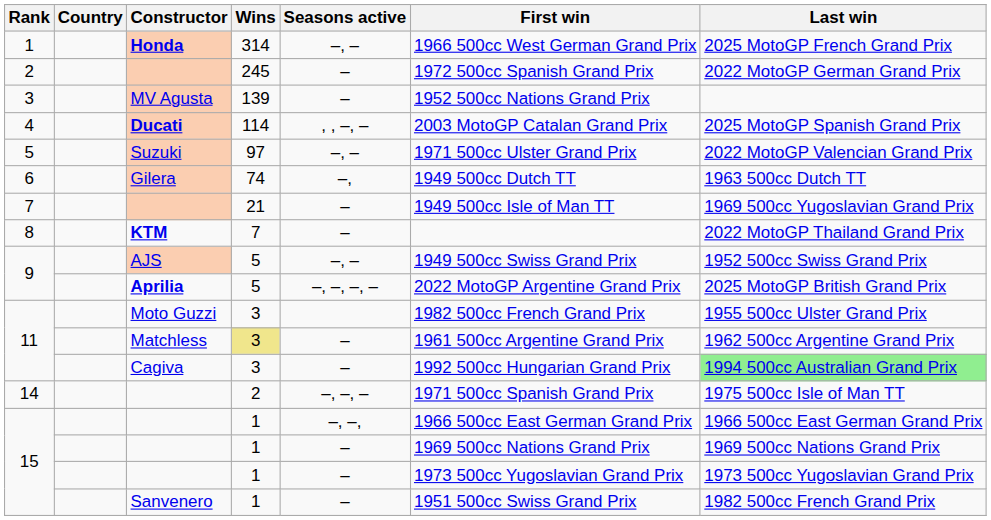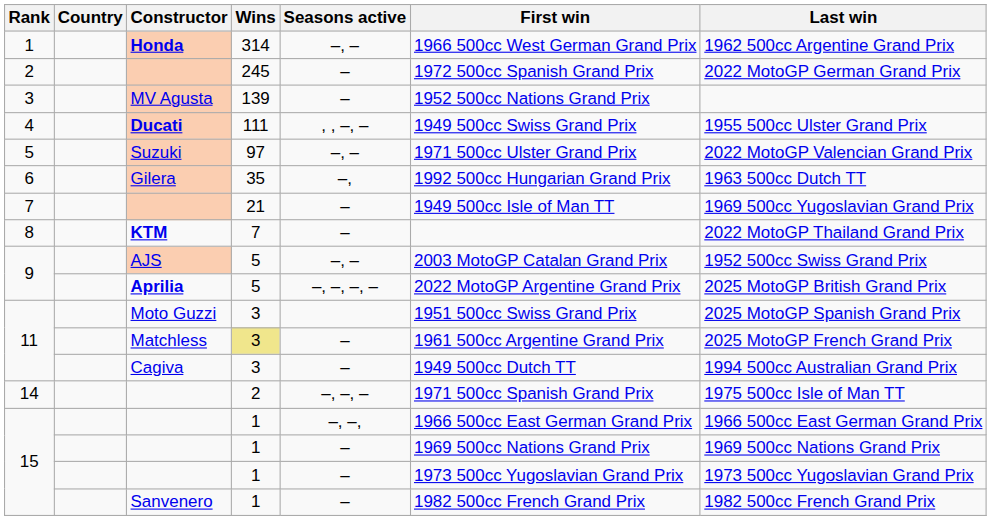(828, 44) 2025 MotoGP French Grand Prix -> (829, 44) 1962 500cc Argentine Grand Prix
(256, 125) 114 -> (256, 125) 111
(541, 125) 2003 MotoGP Catalan Grand Prix -> (525, 125) 1949 500cc Swiss Grand Prix
(832, 125) 2025 MotoGP Spanish Grand Prix -> (816, 125) 1955 500cc Ulster Grand Prix
(256, 179) 74 -> (256, 179) 35
(495, 179) 1949 500cc Dutch TT -> (542, 179) 1992 500cc Hungarian Grand Prix
(525, 260) 1949 500cc Swiss Grand Prix -> (541, 260) 2003 MotoGP Catalan Grand Prix
(529, 313) 1982 500cc French Grand Prix -> (525, 313) 1951 500cc Swiss Grand Prix
(816, 313) 1955 500cc Ulster Grand Prix -> (832, 313) 2025 MotoGP Spanish Grand Prix
(829, 340) 1962 500cc Argentine Grand Prix -> (828, 340) 2025 MotoGP French Grand Prix
(542, 367) 1992 500cc Hungarian Grand Prix -> (495, 367) 1949 500cc Dutch TT
(831, 367) lightgreen background -> (831, 367) no background
(525, 502) 1951 500cc Swiss Grand Prix -> (529, 502) 1982 500cc French Grand Prix
